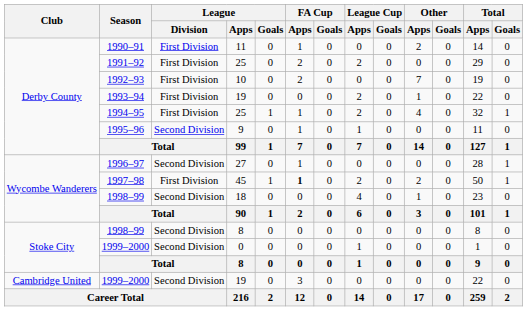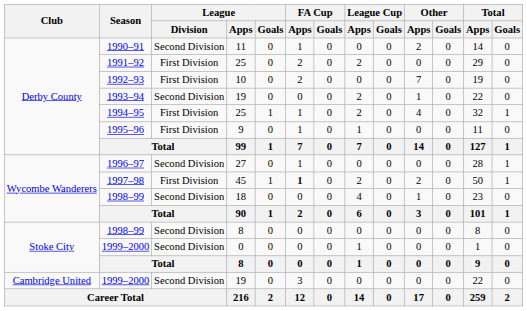(189, 46) First Division -> (189, 46) Second Division
(189, 96) First Division -> (189, 96) Second Division
(189, 130) Second Division -> (189, 130) First Division
